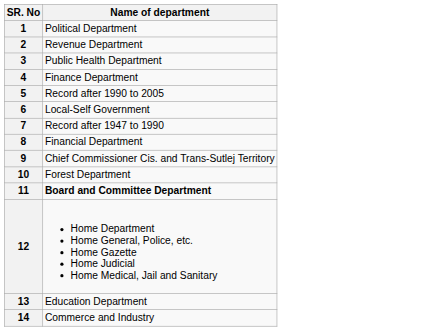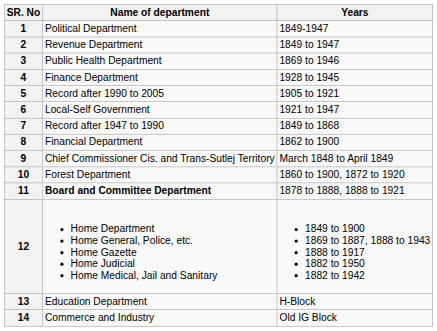+ column: (355, 12)
